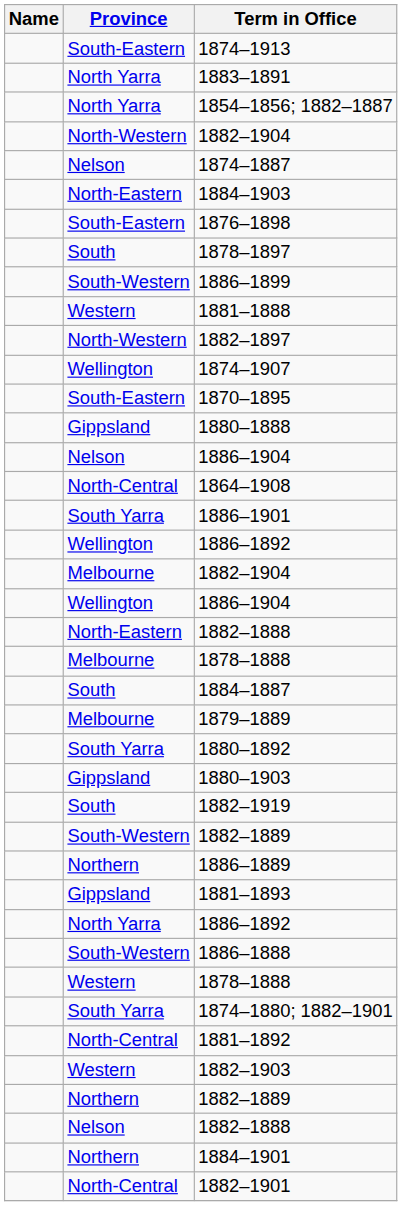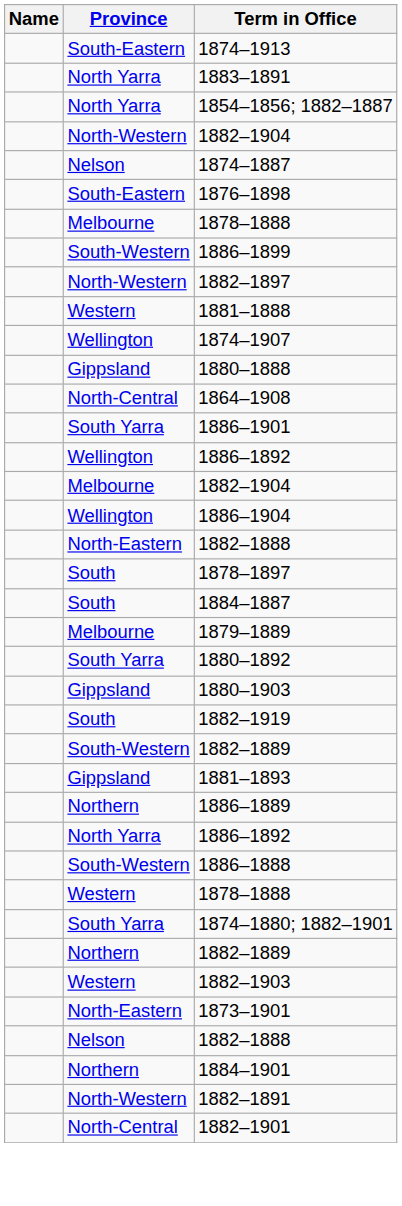- row: (125, 194)
rows swapped: (91, 252) <-> (111, 661)
rows swapped: (127, 340) <-> (101, 310)
- row: (126, 398)
- row: (96, 456)
rows swapped: (109, 894) <-> (103, 865)
- row: (123, 1040)
rows swapped: (103, 1098) <-> (101, 1069)
+ row: (125, 1011)
+ row: (127, 1098)
